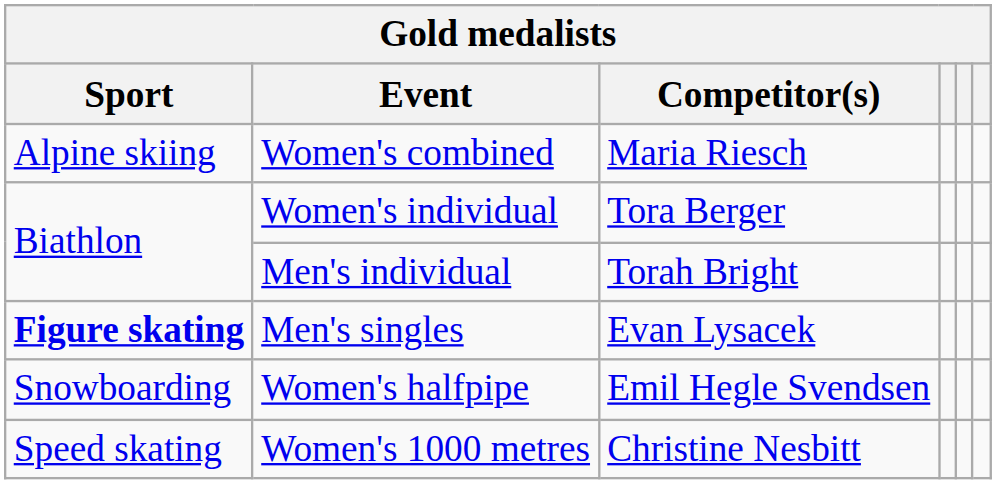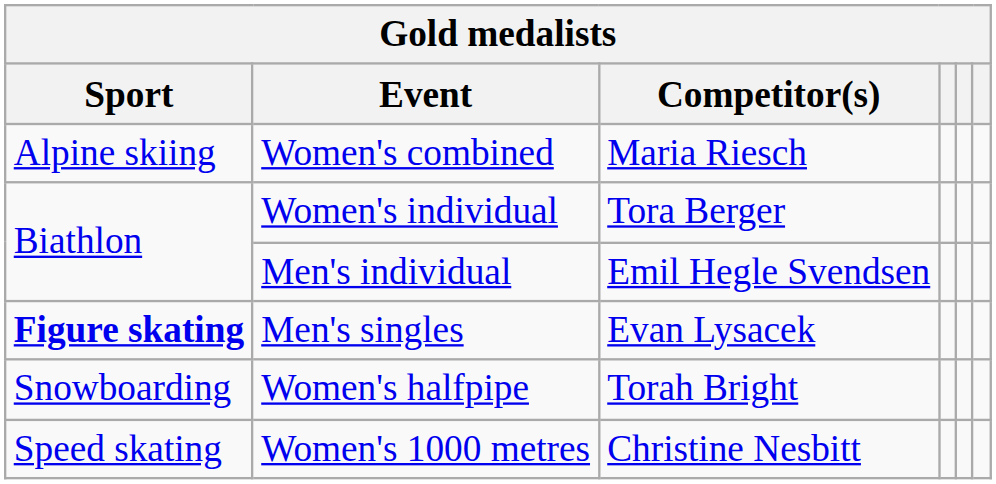(703, 270) Torah Bright -> (769, 270) Emil Hegle Svendsen
(769, 388) Emil Hegle Svendsen -> (703, 388) Torah Bright
